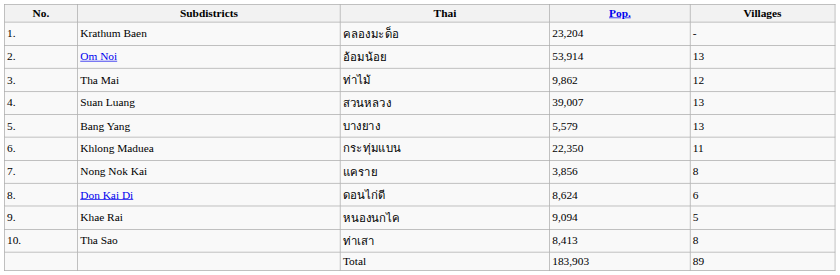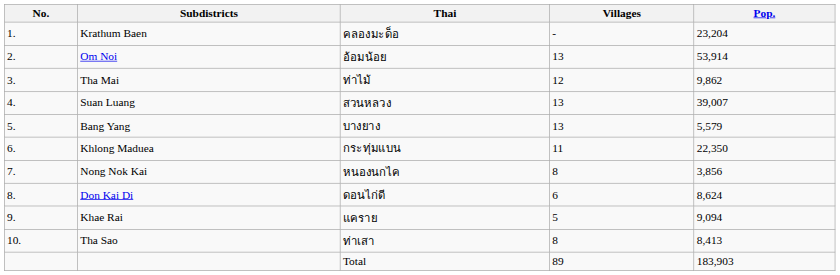columns swapped: (762, 13) <-> (620, 13)
(360, 172) แคราย -> (371, 172) หนองนกไค
(371, 218) หนองนกไค -> (360, 218) แคราย
